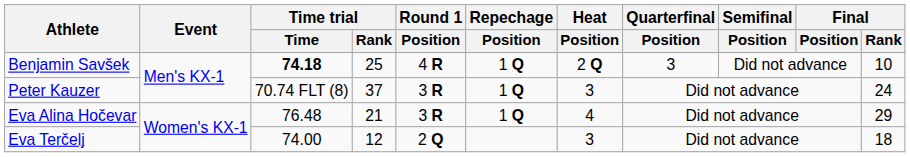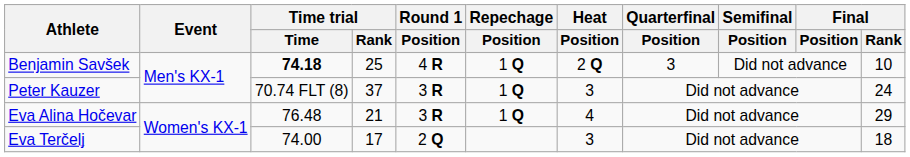(374, 140) 12 -> (374, 140) 17
